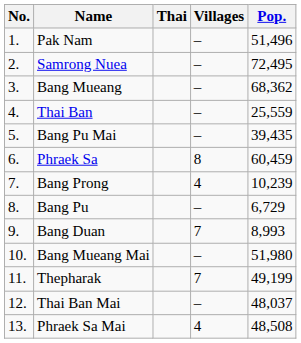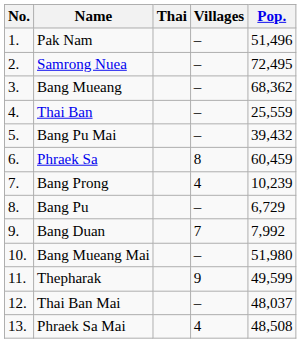(272, 135) 39,435 -> (272, 135) 39,432
(268, 231) 8,993 -> (268, 231) 7,992
(198, 278) 7 -> (198, 278) 9
(272, 278) 49,199 -> (272, 278) 49,599
